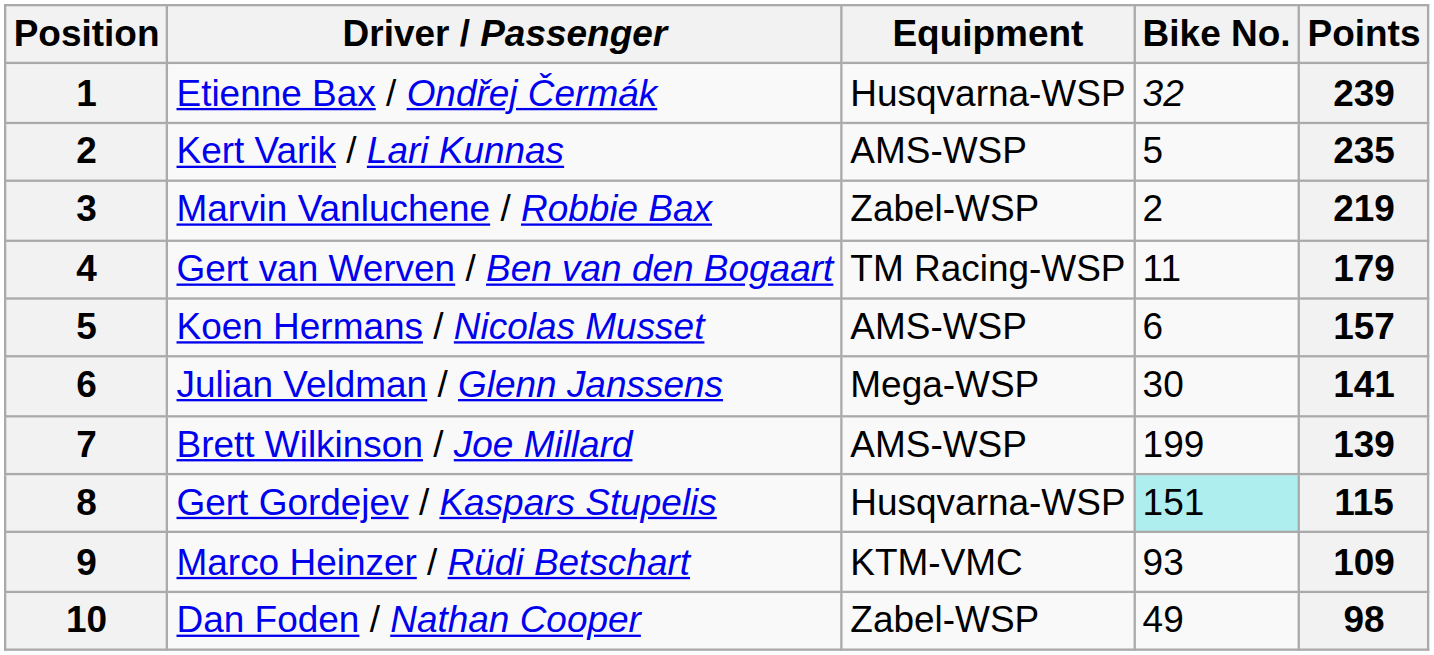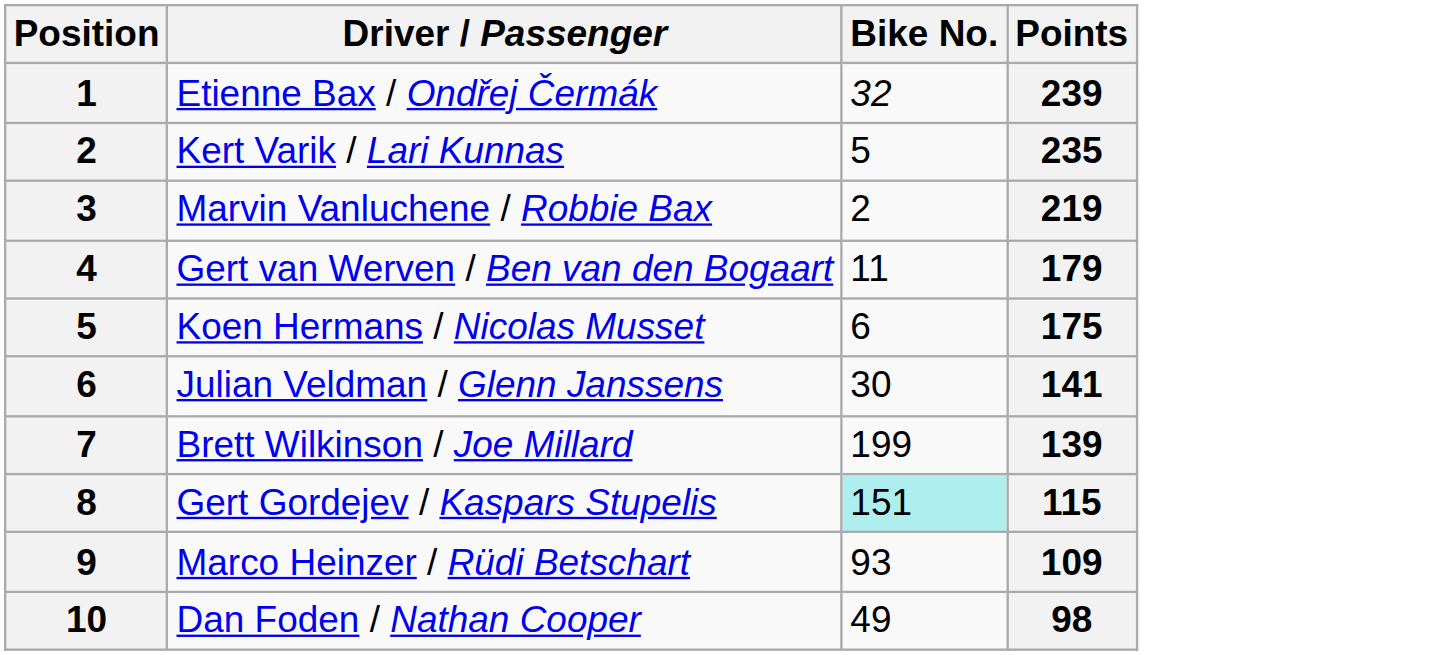- column: (988, 33)
(1364, 326) 157 -> (1072, 326) 175
